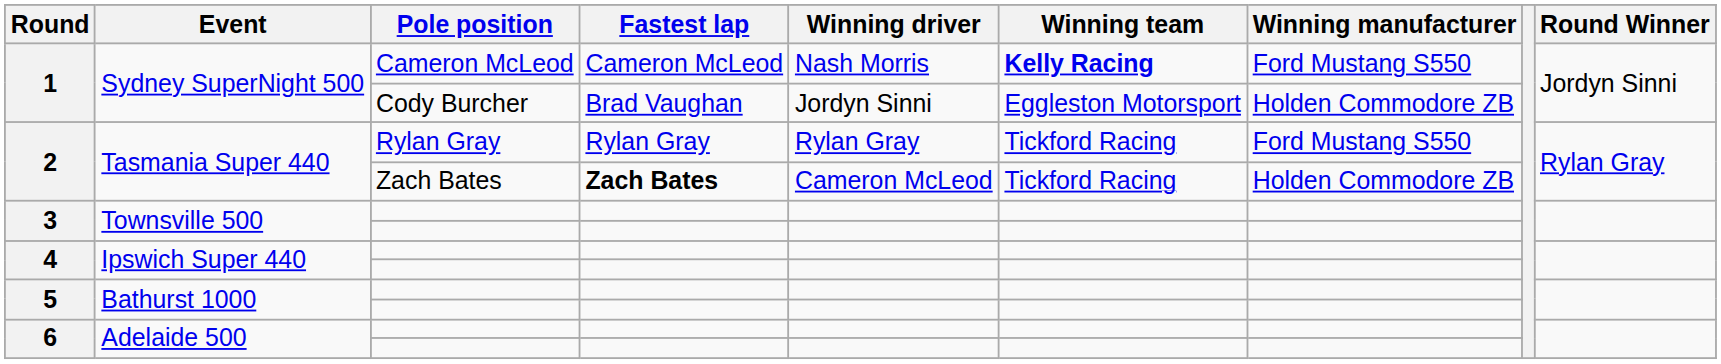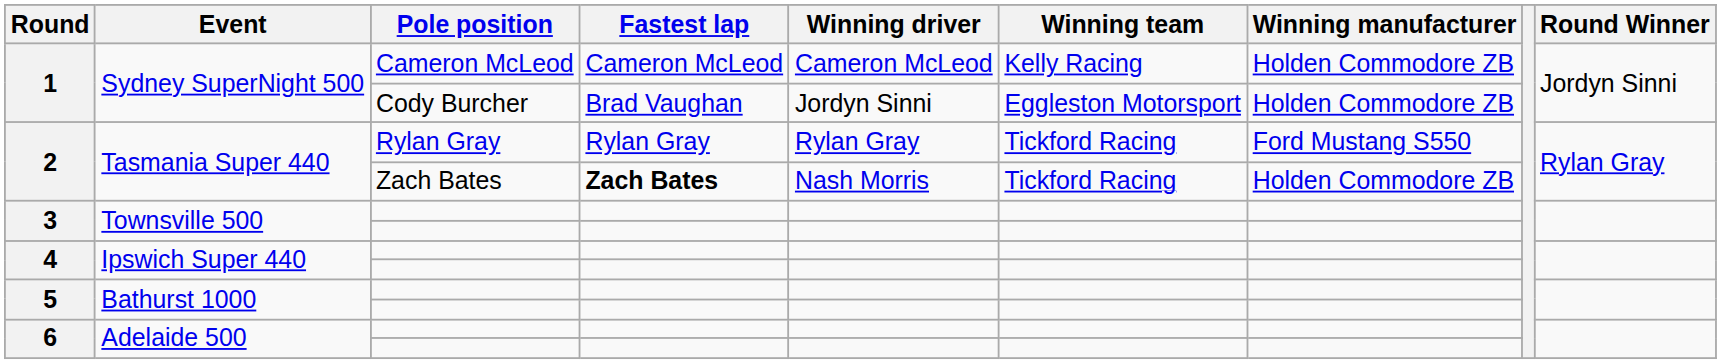(862, 63) Nash Morris -> (894, 63) Cameron McLeod
(1079, 63) bold -> (1074, 63) normal
(1362, 63) Ford Mustang S550 -> (1383, 63) Holden Commodore ZB
(894, 181) Cameron McLeod -> (862, 181) Nash Morris
